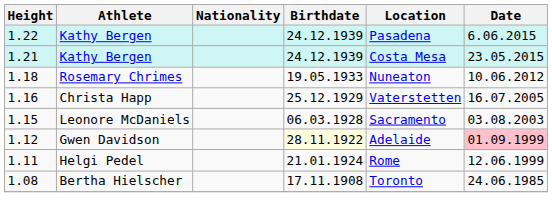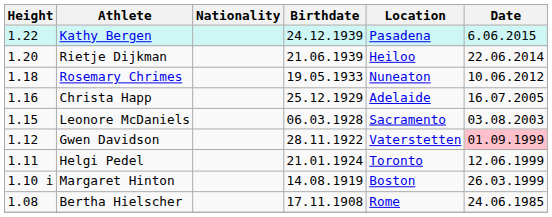- row: (23, 56)
+ row: (23, 56)
(415, 98) Vaterstetten -> (400, 98) Adelaide
(325, 139) lightyellow background -> (325, 139) no background
(400, 139) Adelaide -> (415, 139) Vaterstetten
(385, 160) Rome -> (396, 160) Toronto
+ row: (31, 181)
(396, 181) Toronto -> (385, 202) Rome
